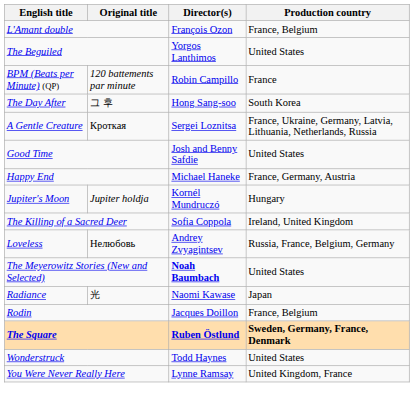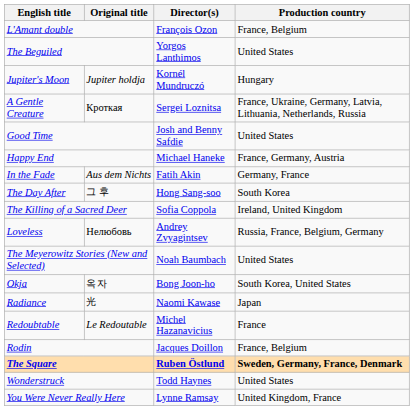- row: (40, 79)
rows swapped: (36, 103) <-> (38, 199)
+ row: (31, 175)
(195, 272) bold -> (191, 260) normal
+ row: (17, 283)
+ row: (33, 325)
